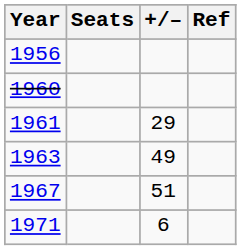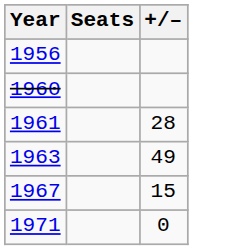- column: (211, 22)
(163, 125) 29 -> (163, 125) 28
(163, 193) 51 -> (163, 193) 15
(163, 227) 6 -> (163, 227) 0
